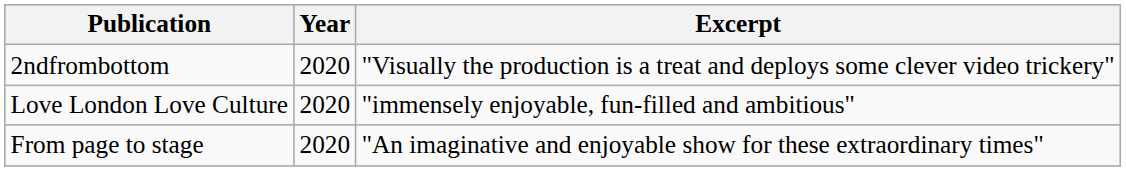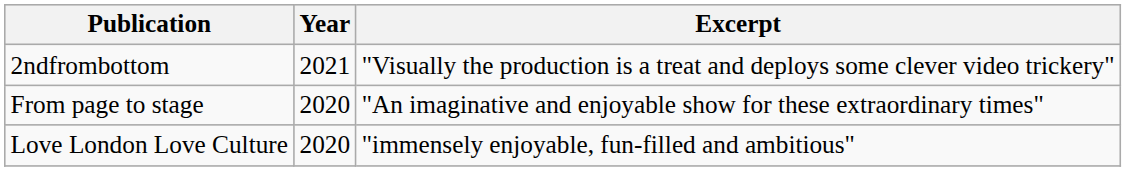(325, 64) 2020 -> (325, 64) 2021
rows swapped: (107, 144) <-> (149, 104)
